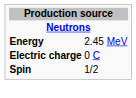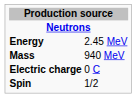+ row: (22, 55)
